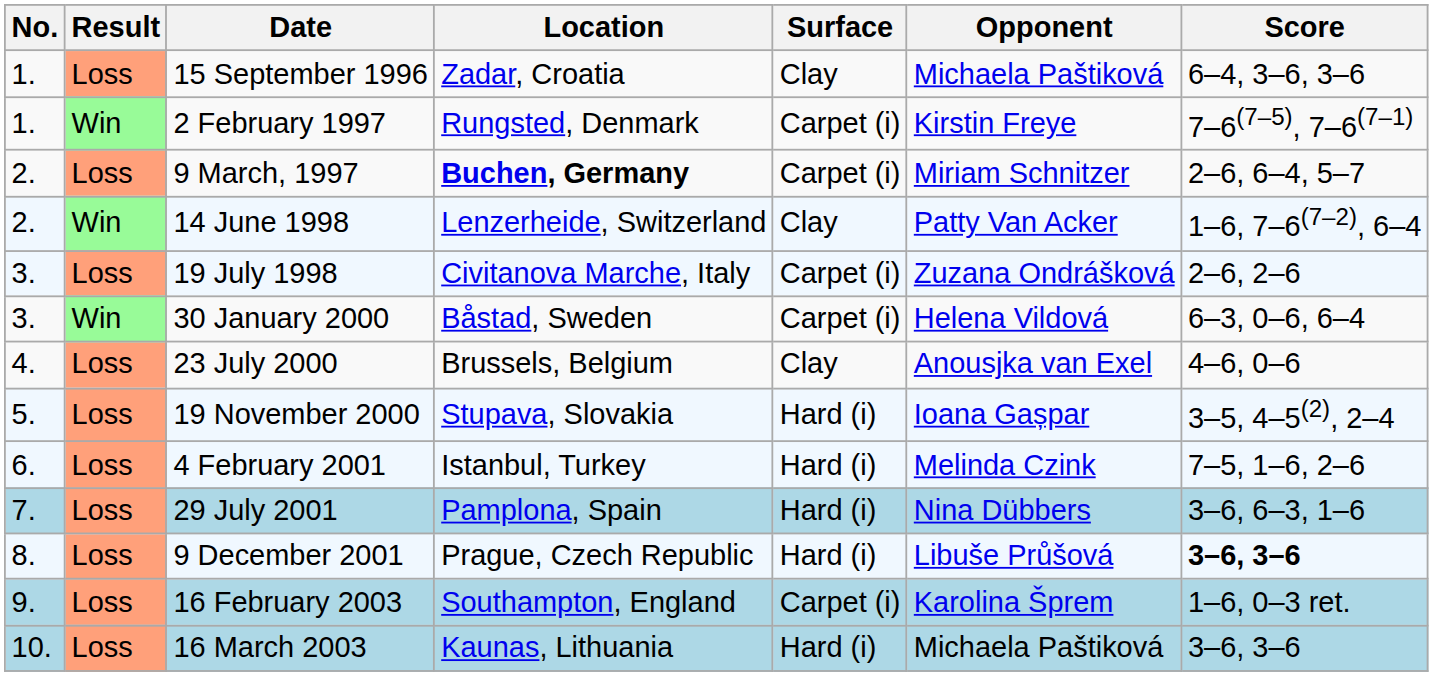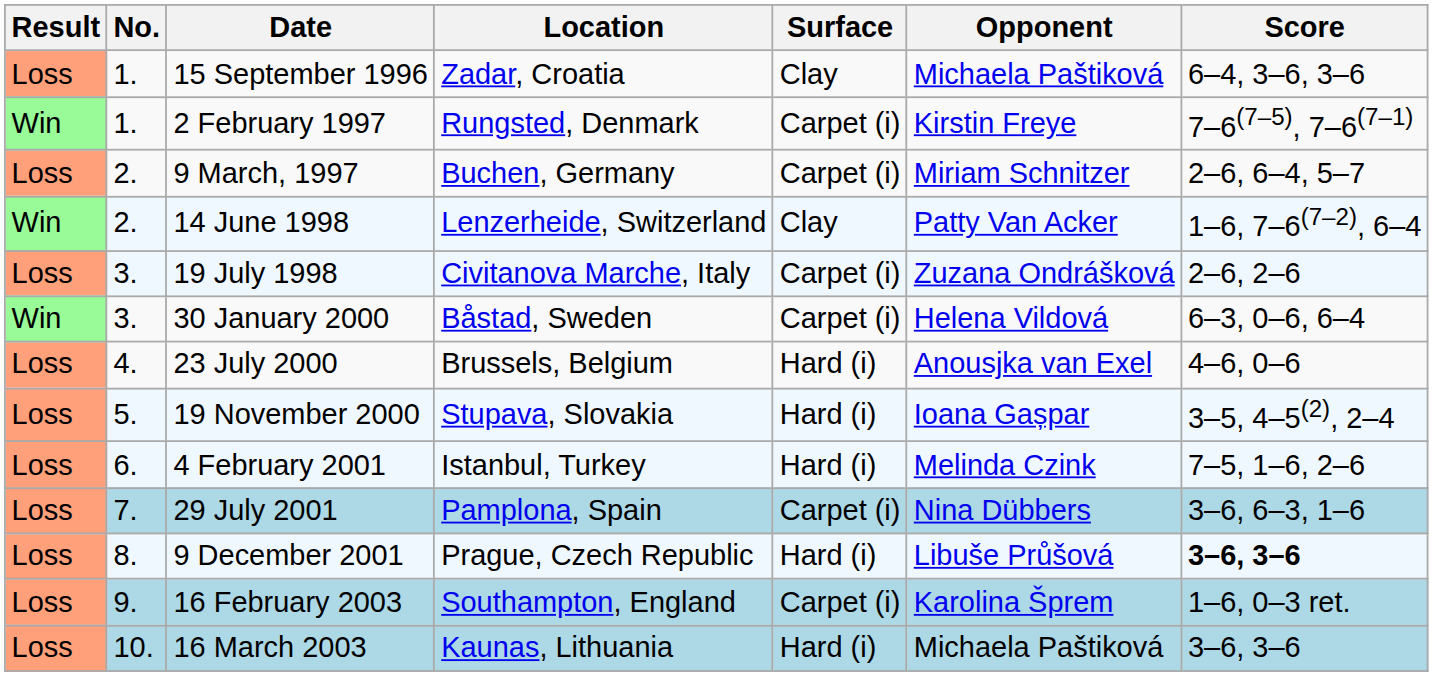columns swapped: (116, 27) <-> (35, 27)
(565, 173) bold -> (558, 173) normal
(809, 364) Clay -> (828, 364) Hard (i)
(828, 510) Hard (i) -> (840, 510) Carpet (i)
